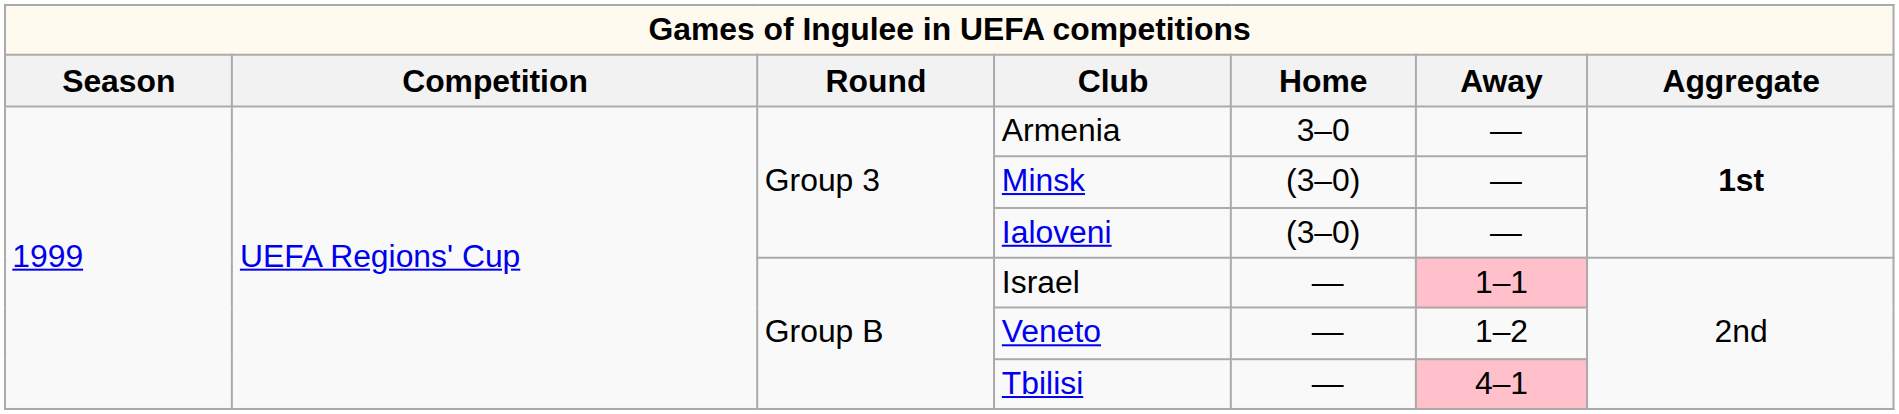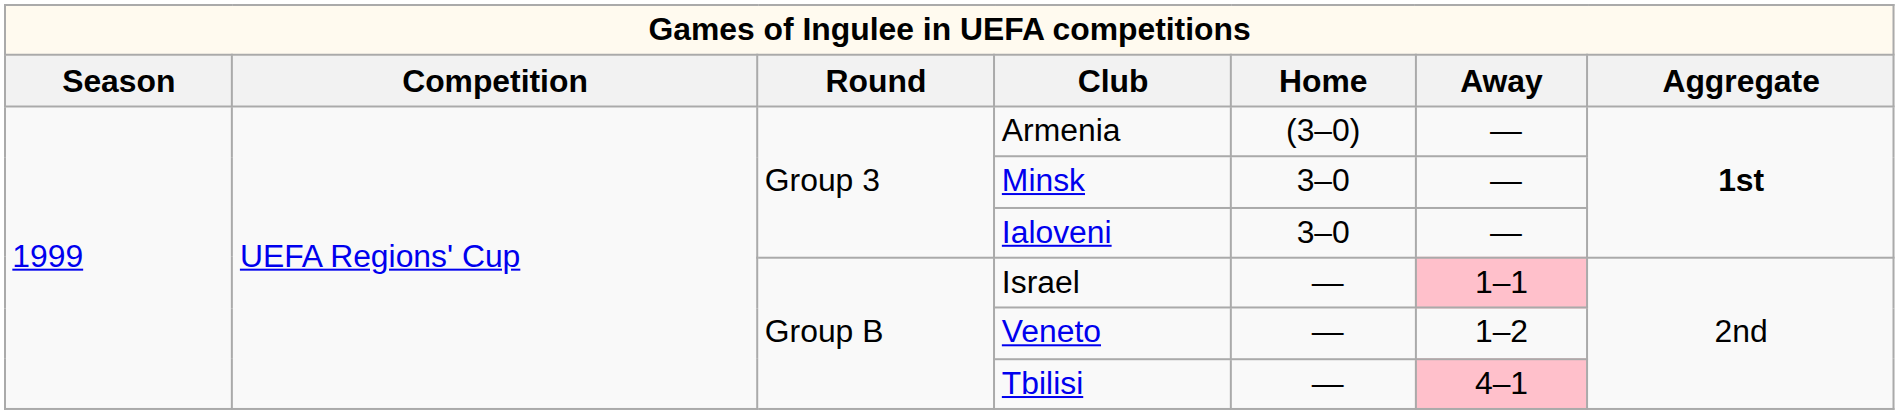(1323, 130) 3–0 -> (1323, 130) (3–0)
(1323, 181) (3–0) -> (1323, 181) 3–0
(1323, 231) (3–0) -> (1323, 231) 3–0
